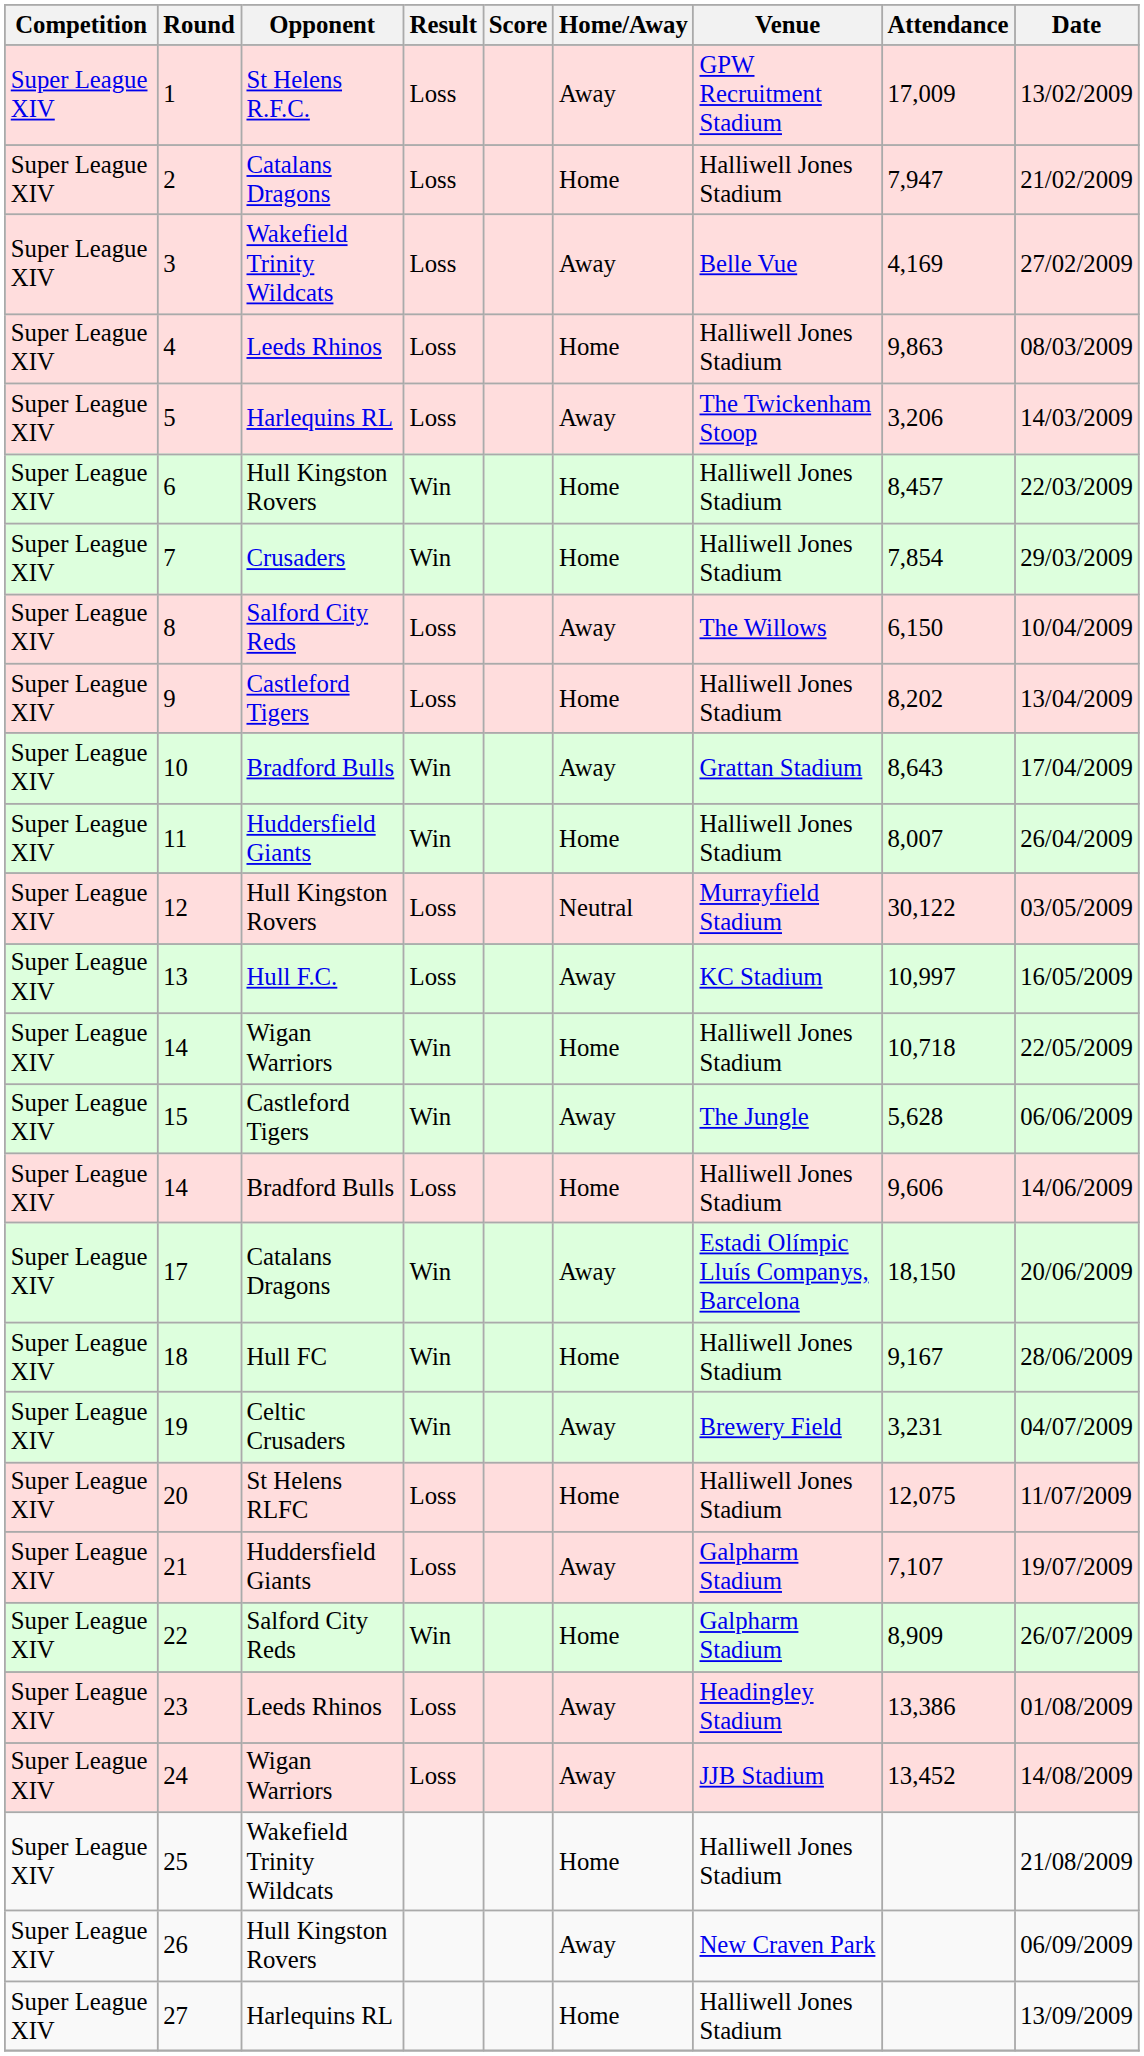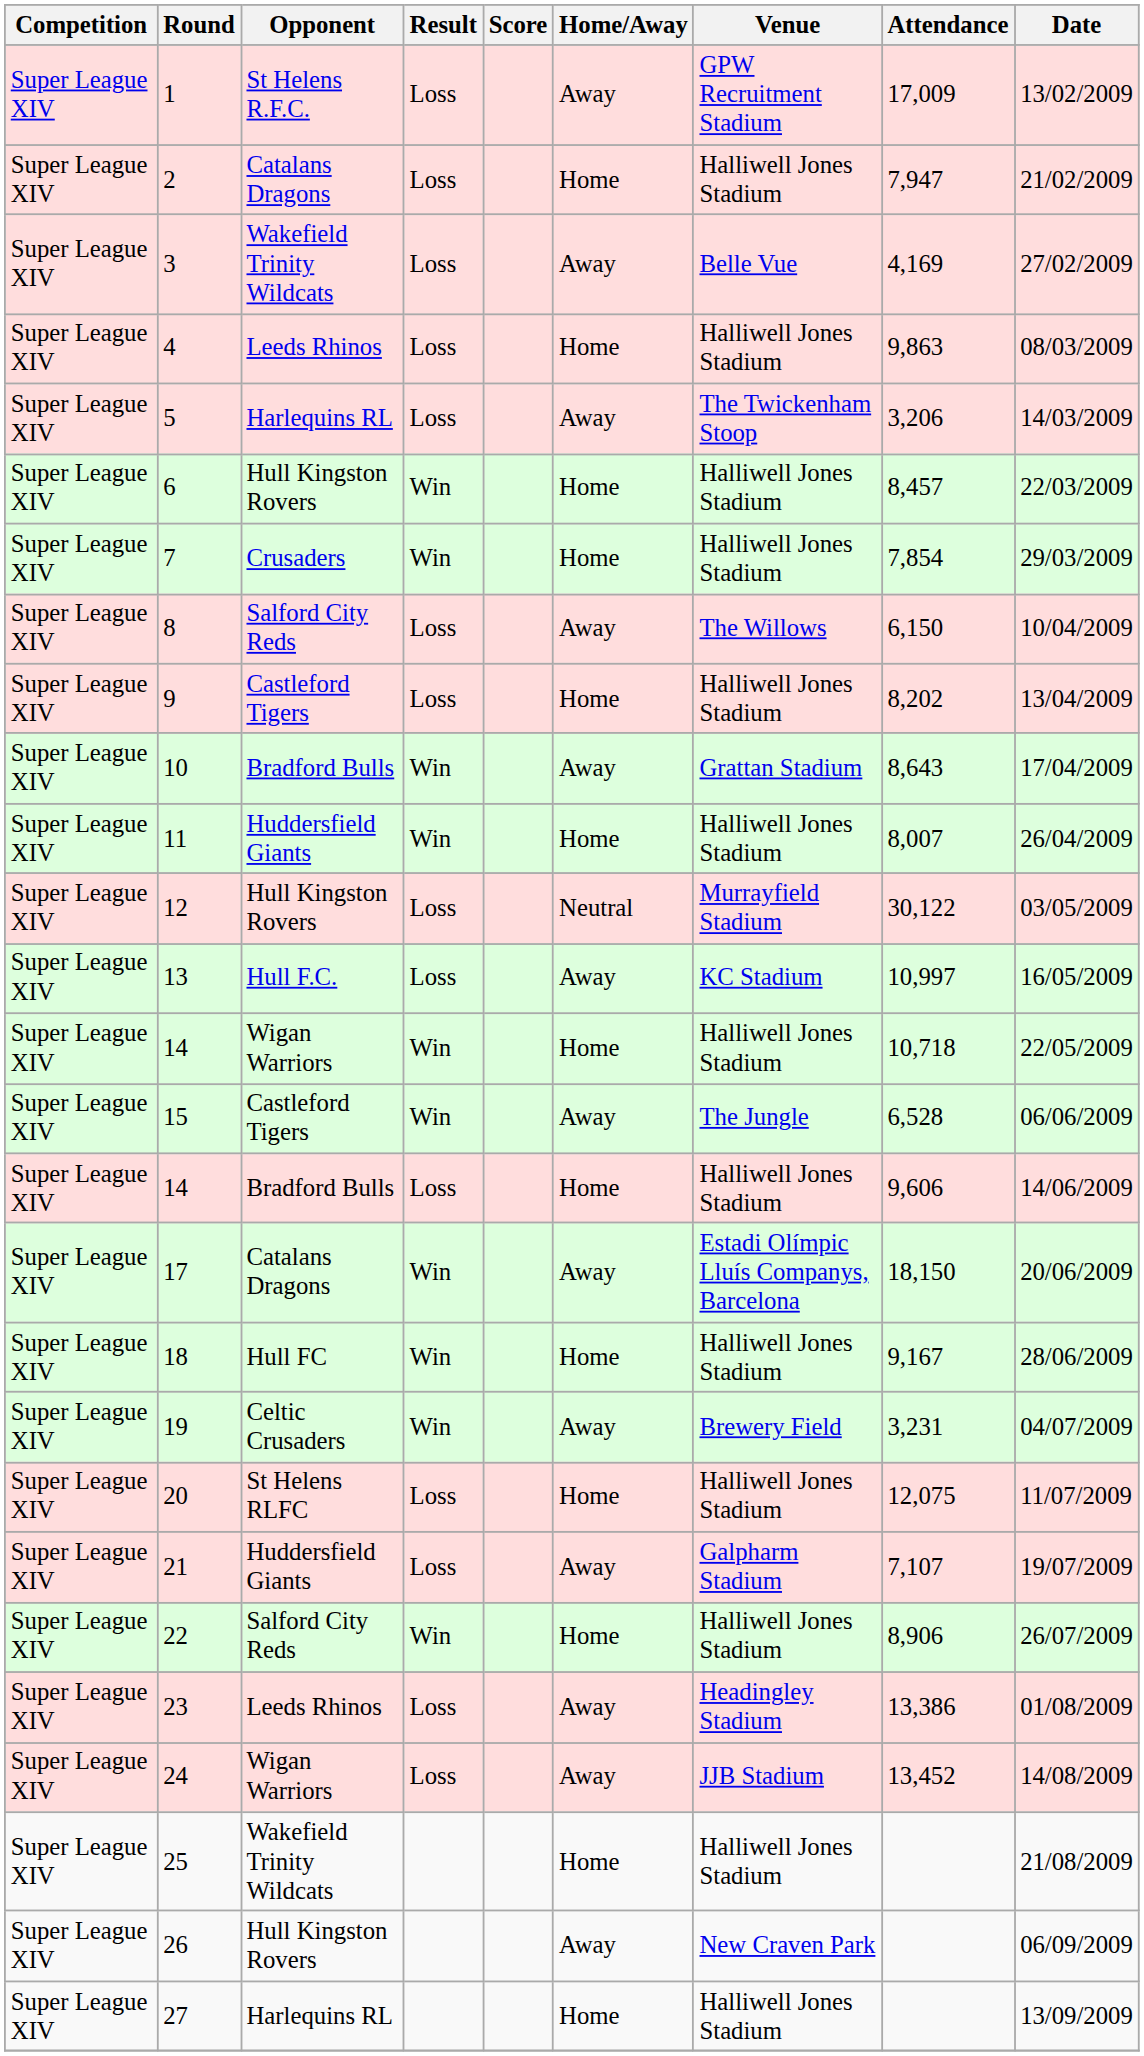(915, 1117) 5,628 -> (915, 1117) 6,528
(749, 1636) Galpharm Stadium -> (776, 1636) Halliwell Jones Stadium
(915, 1636) 8,909 -> (915, 1636) 8,906
